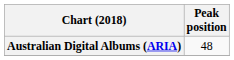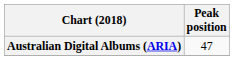(207, 45) 48 -> (207, 45) 47
